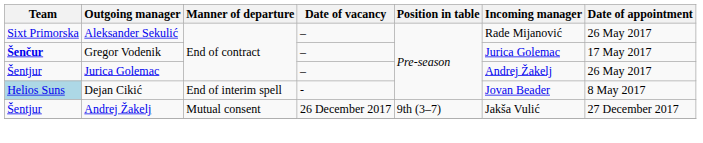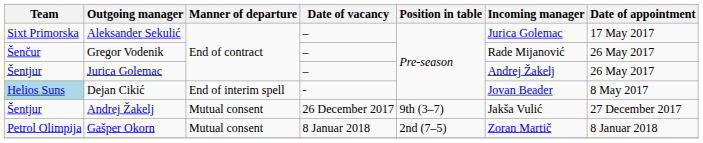(523, 33) Rade Mijanović -> (525, 33) Jurica Golemac
(620, 33) 26 May 2017 -> (622, 33) 17 May 2017
(25, 52) bold -> (24, 52) normal
(522, 52) Jurica Golemac -> (526, 52) Rade Mijanović
(620, 52) 17 May 2017 -> (622, 52) 26 May 2017
+ row: (121, 128)
